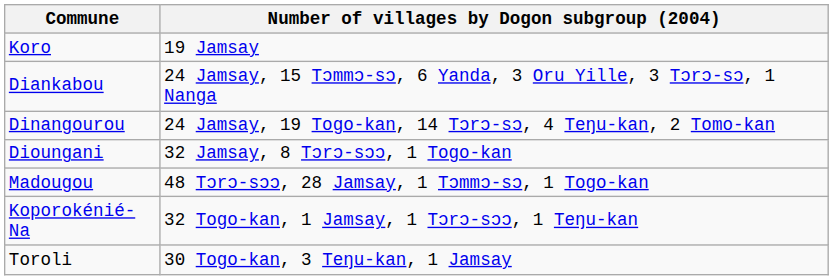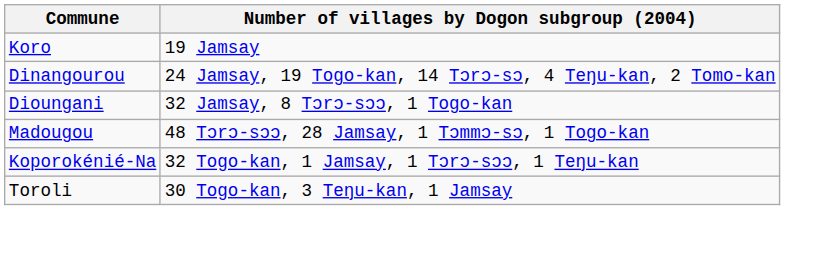- row: (56, 86)
